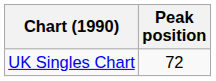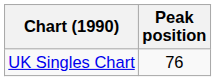(174, 62) 72 -> (174, 62) 76
